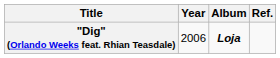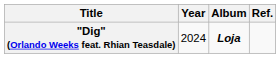(193, 37) 2006 -> (193, 37) 2024
